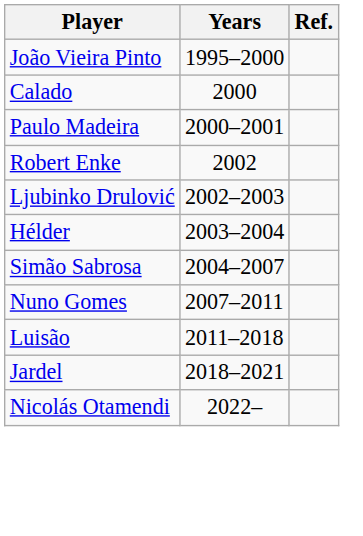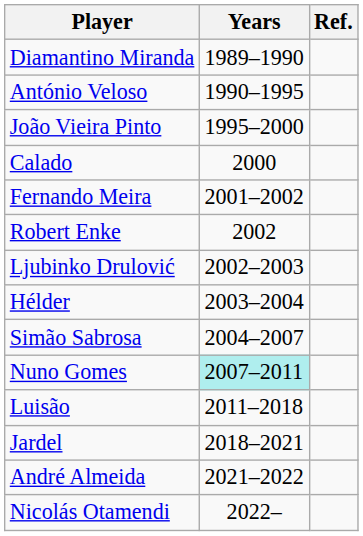+ row: (102, 57)
+ row: (79, 92)
- row: (74, 127)
+ row: (81, 197)
(234, 302) no background -> (254, 372) paleturquoise background
+ row: (78, 477)
